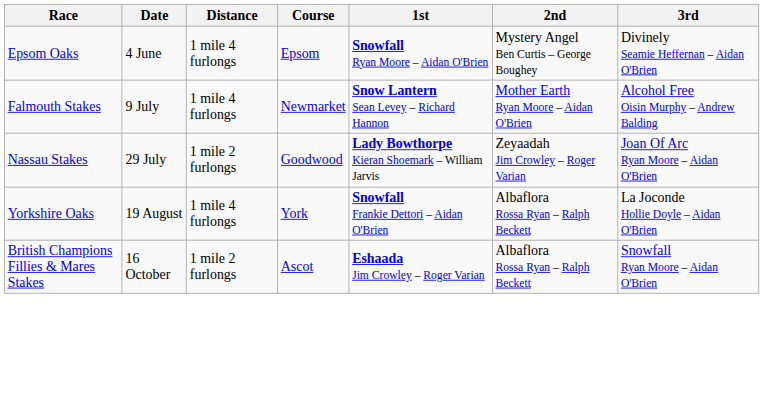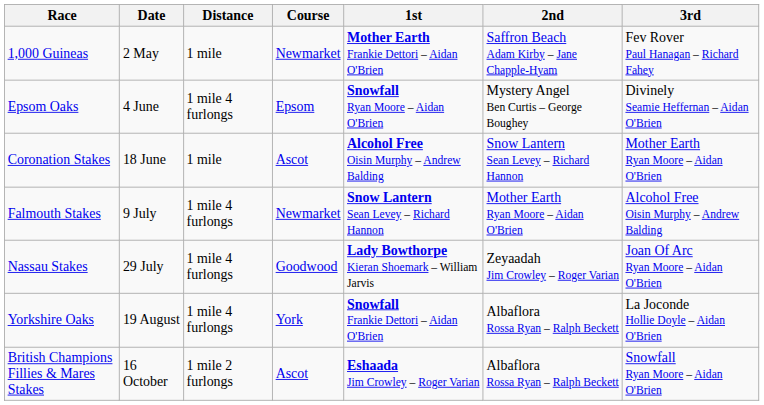+ row: (48, 53)
+ row: (59, 160)
(213, 160) 1 mile 2 furlongs -> (210, 266) 1 mile 4 furlongs
